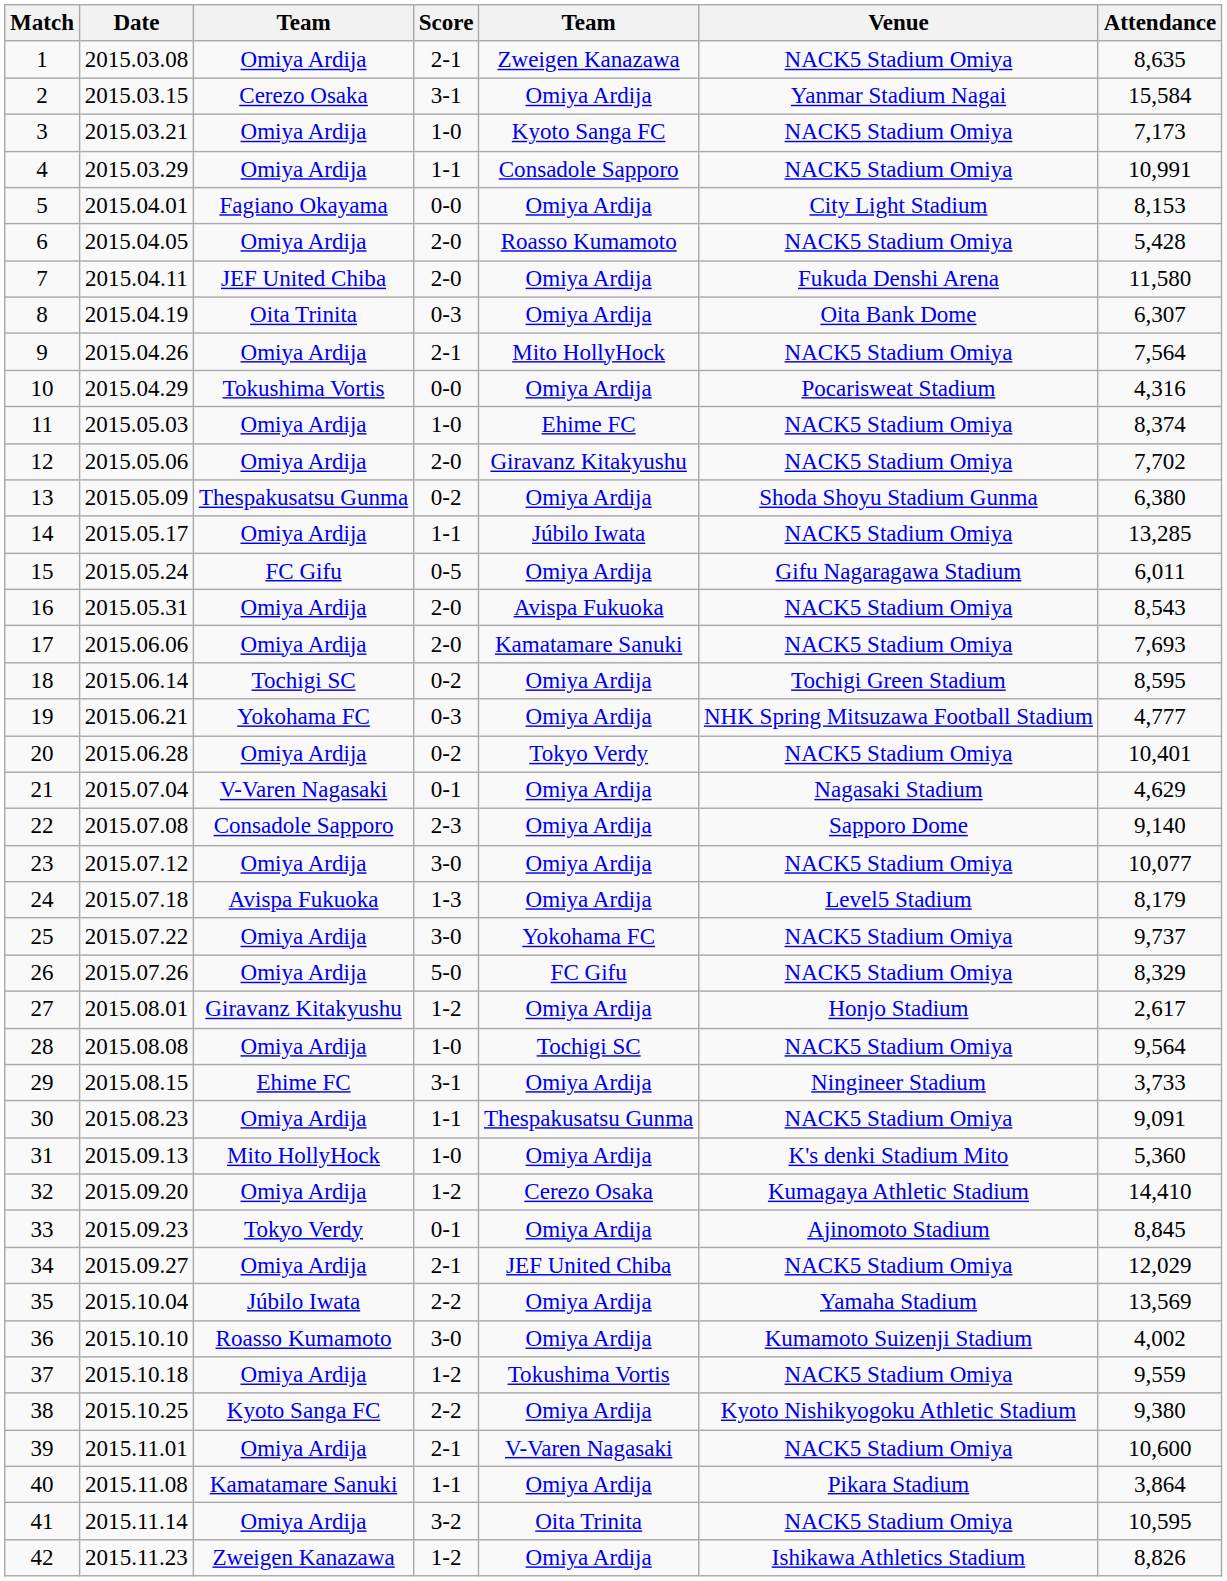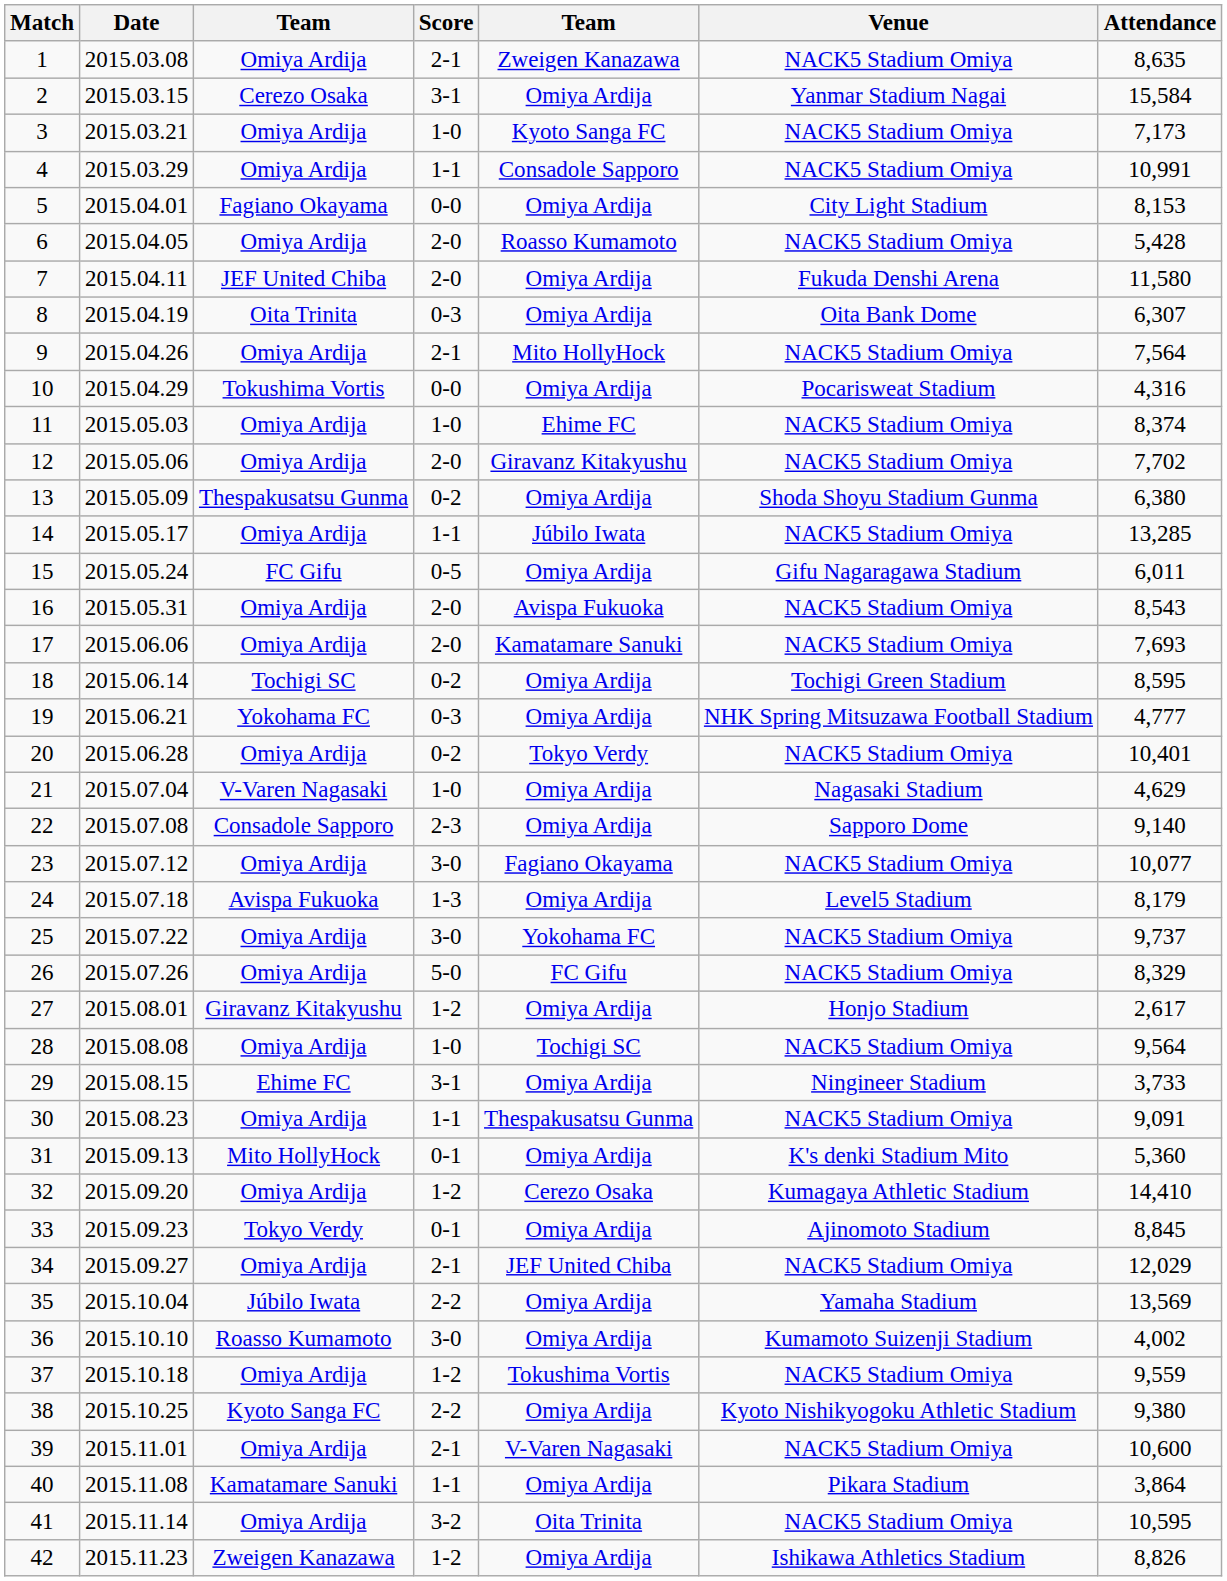(446, 790) 0-1 -> (446, 790) 1-0
(589, 863) Omiya Ardija -> (589, 863) Fagiano Okayama
(446, 1155) 1-0 -> (446, 1155) 0-1
